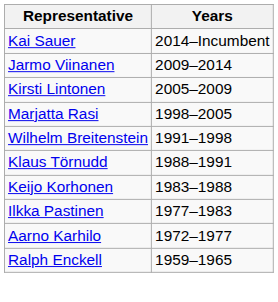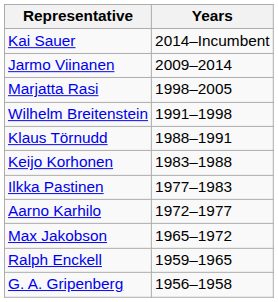- row: (57, 89)
+ row: (58, 235)
+ row: (66, 284)
